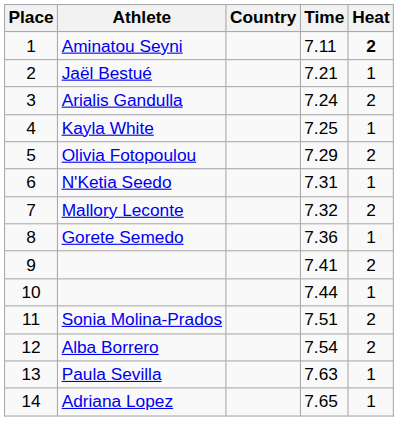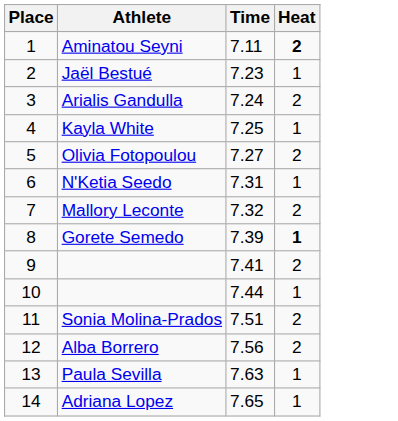- column: (263, 18)
(321, 73) 7.21 -> (247, 73) 7.23
(321, 155) 7.29 -> (247, 155) 7.27
(321, 237) 7.36 -> (247, 237) 7.39
(371, 237) normal -> (297, 237) bold
(321, 347) 7.54 -> (247, 347) 7.56
